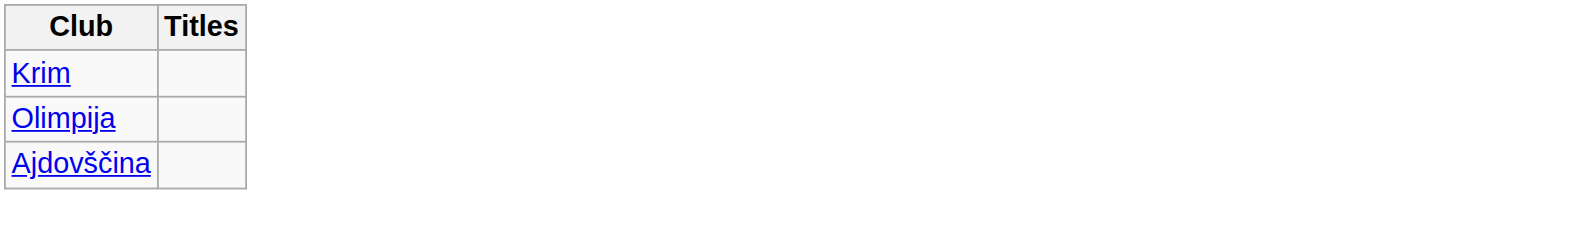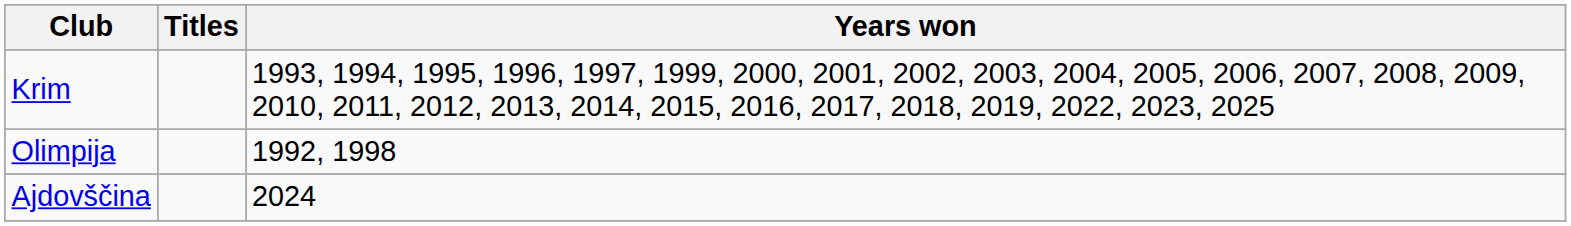+ column: (905, 27)
